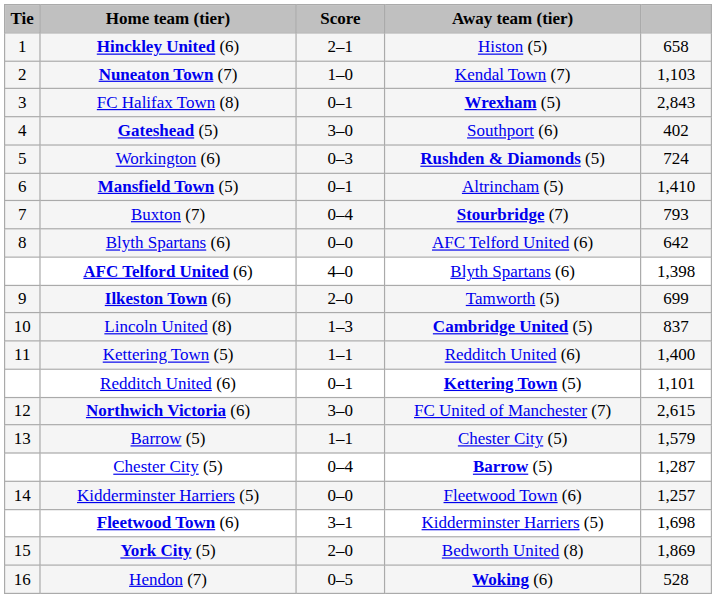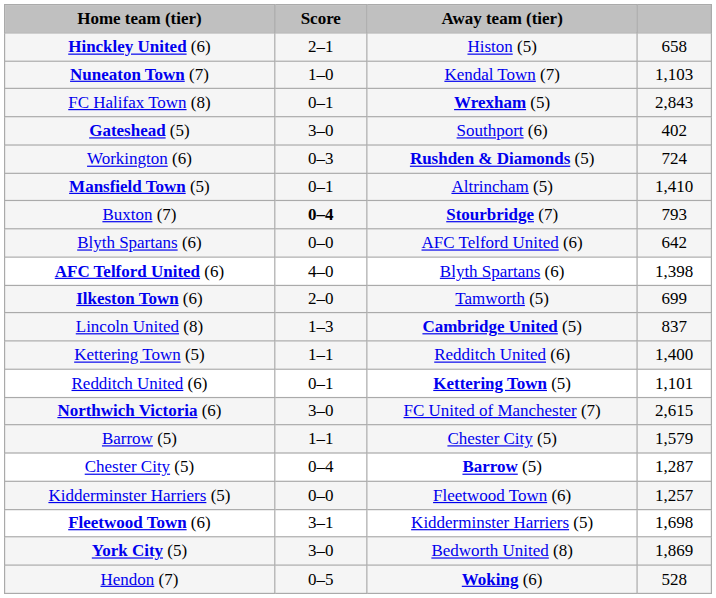- column: (22, 18)
(340, 215) normal -> (321, 215) bold
(340, 551) 2–0 -> (321, 551) 3–0
